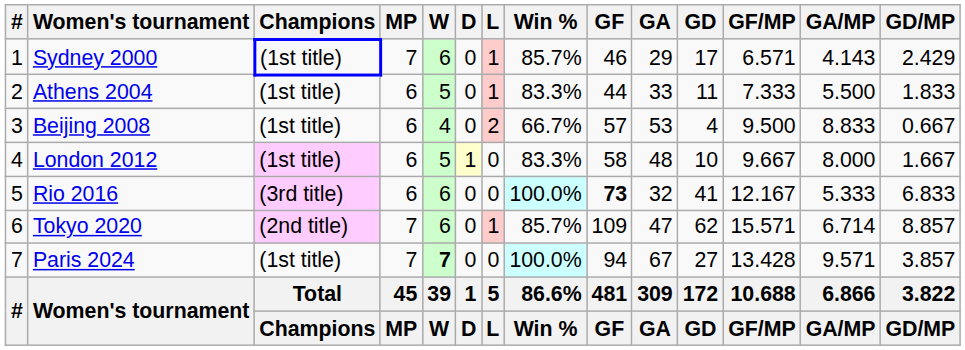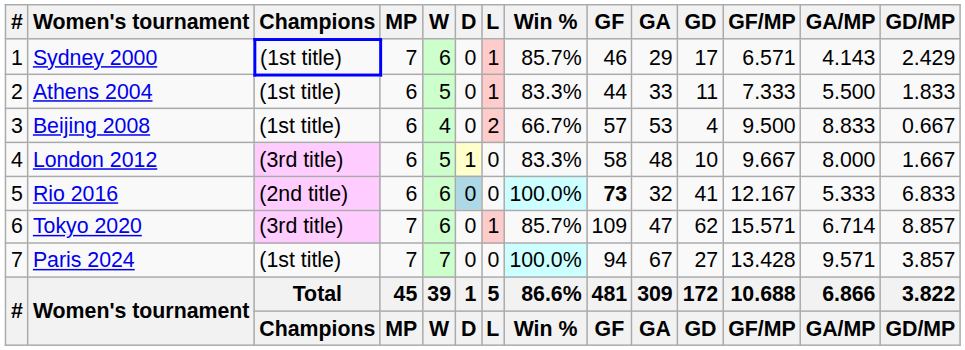(300, 160) (1st title) -> (301, 160) (3rd title)
(301, 193) (3rd title) -> (304, 193) (2nd title)
(470, 193) no background -> (470, 193) lightblue background
(304, 227) (2nd title) -> (301, 227) (3rd title)
(445, 261) bold -> (445, 261) normal
